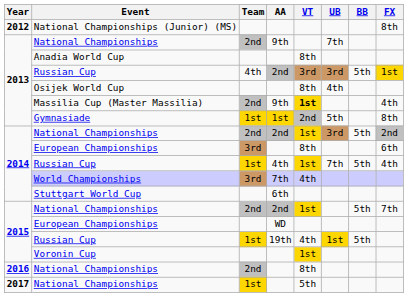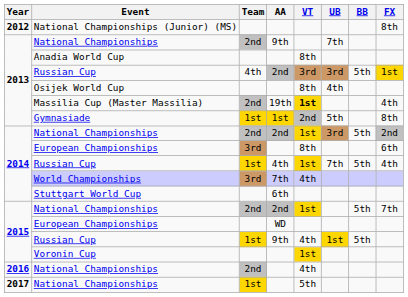(280, 103) 9th -> (280, 103) 19th
(280, 240) 19th -> (280, 240) 9th
(308, 270) 8th -> (308, 270) 4th
